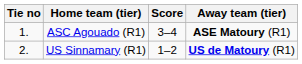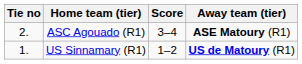(24, 31) 1. -> (24, 31) 2.
(24, 50) 2. -> (24, 50) 1.
